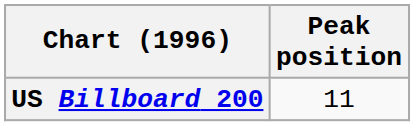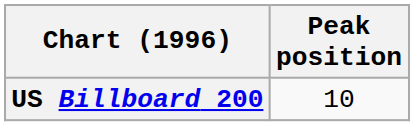(339, 100) 11 -> (339, 100) 10
